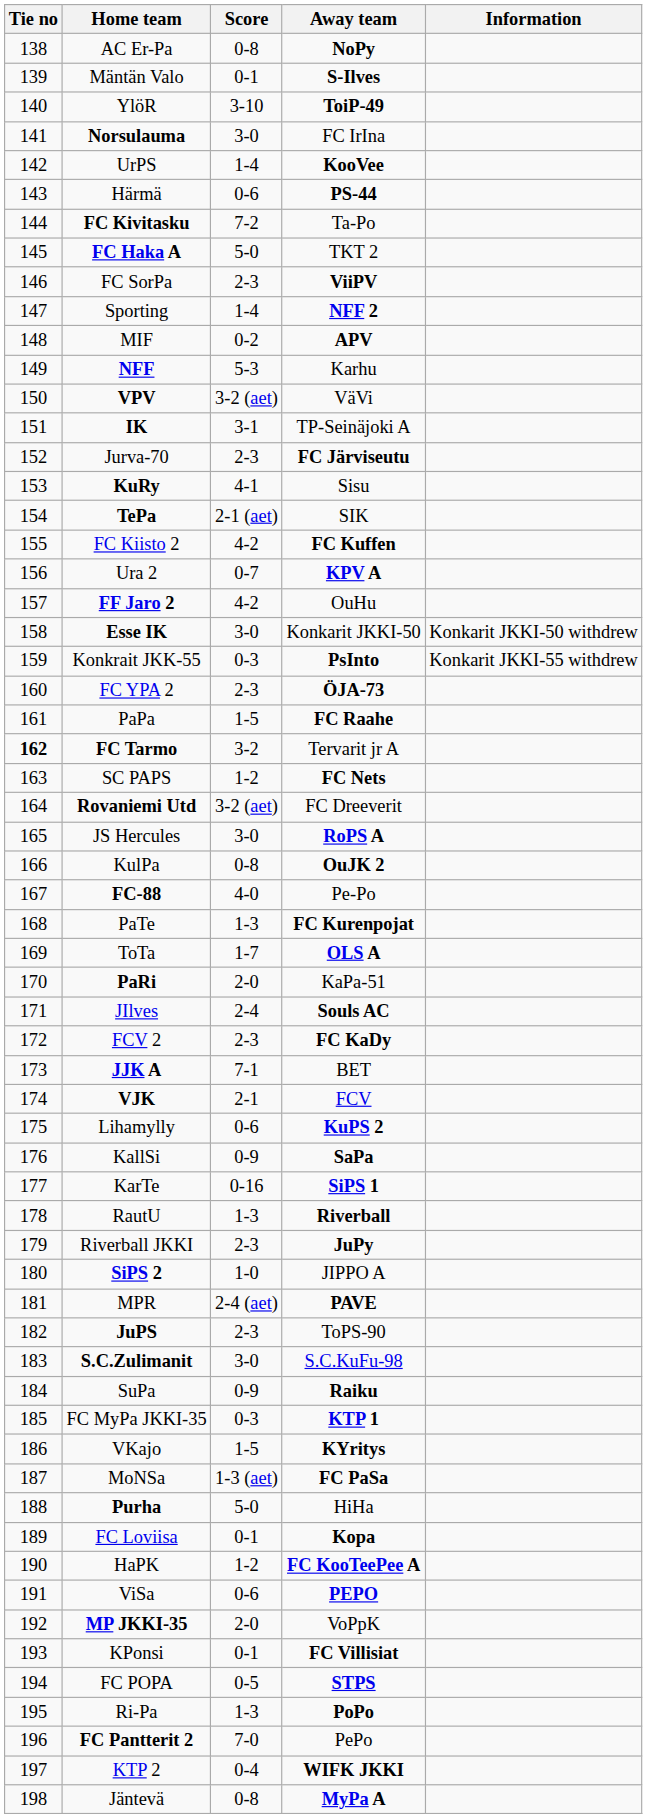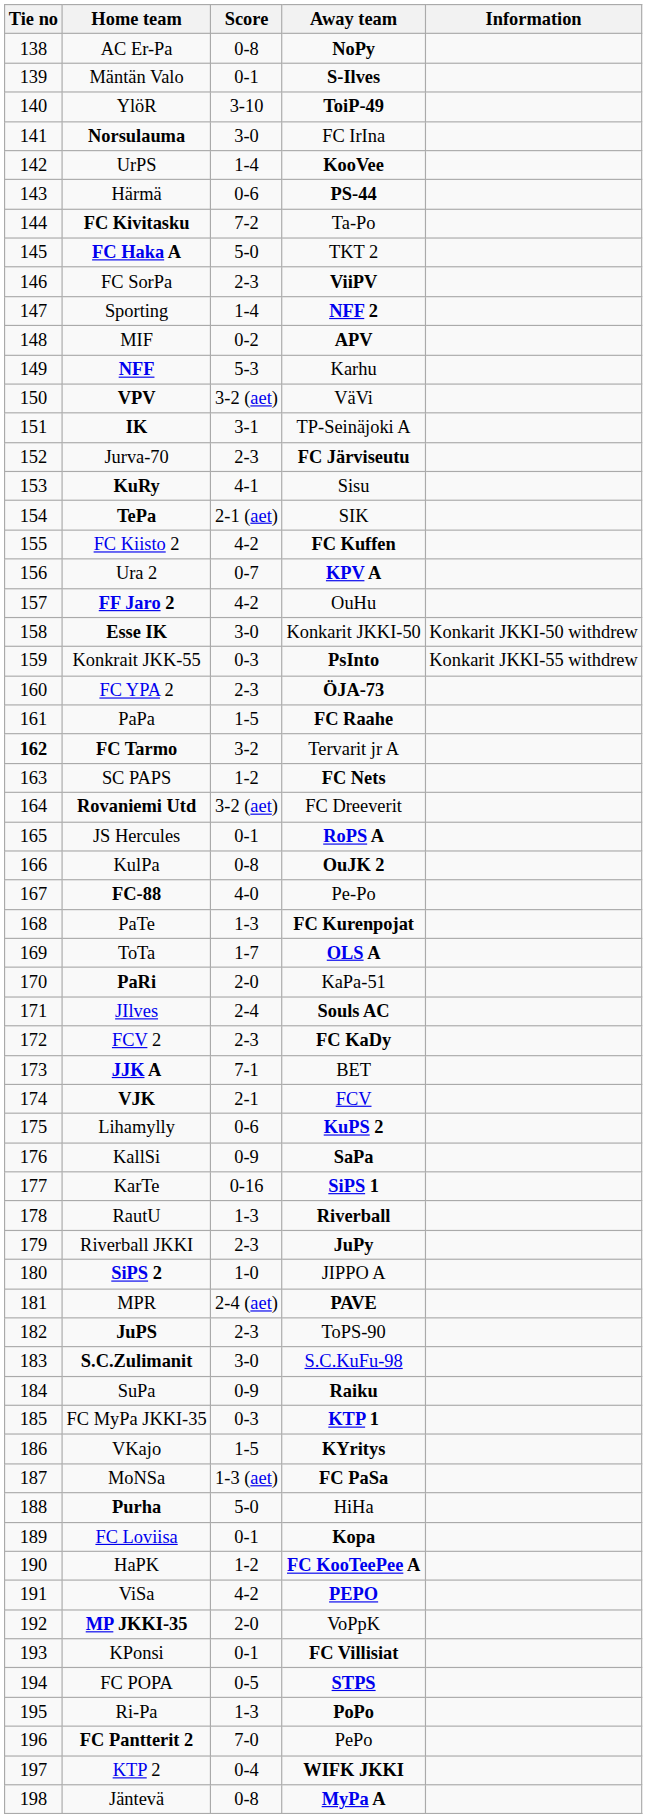(247, 836) 3-0 -> (247, 836) 0-1
(247, 1594) 0-6 -> (247, 1594) 4-2
